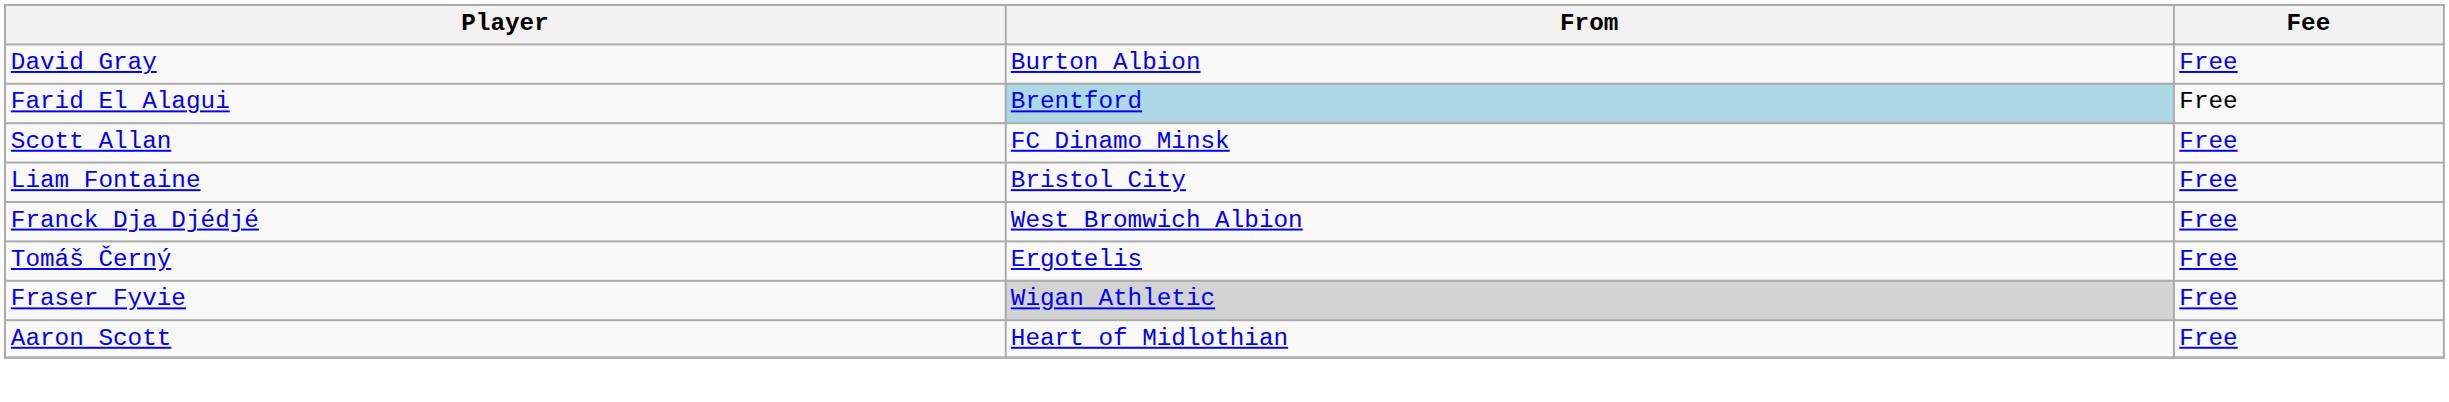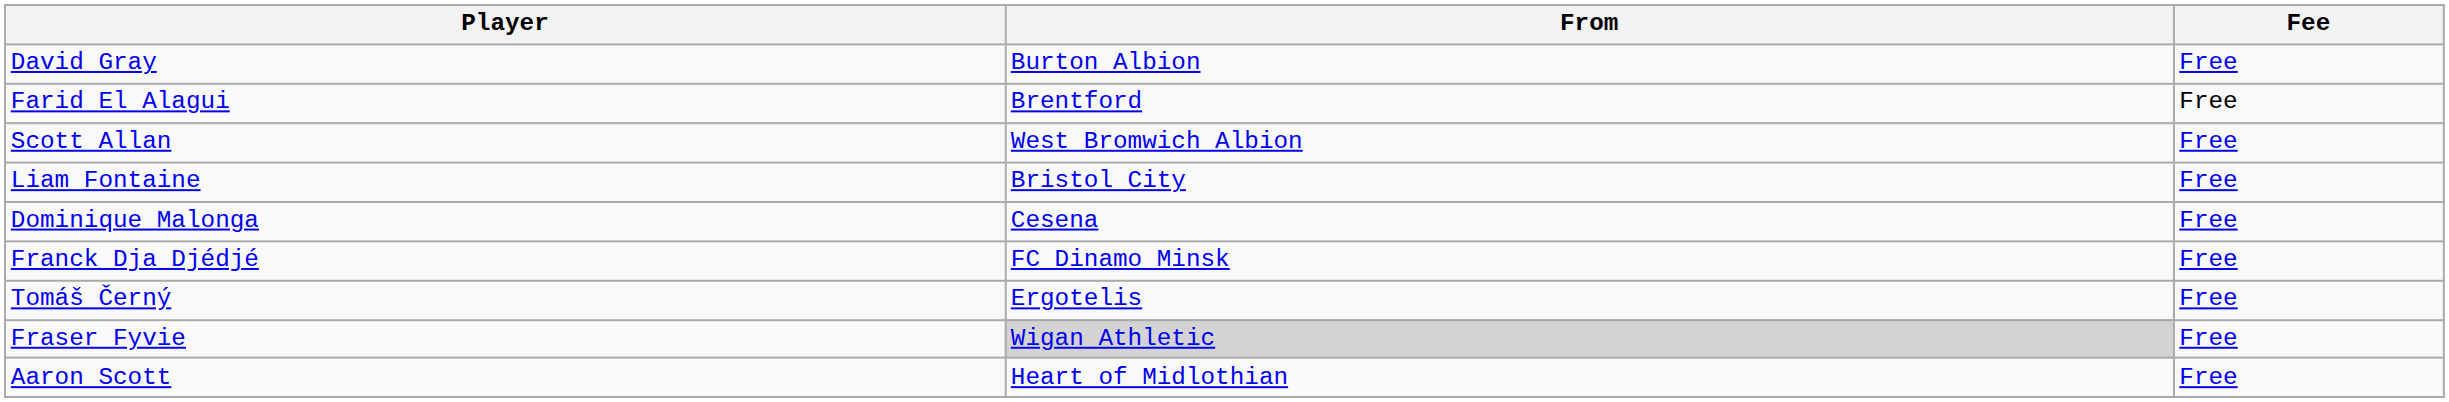(1076, 104) lightblue background -> (1076, 104) no background
(1120, 143) FC Dinamo Minsk -> (1157, 143) West Bromwich Albion
+ row: (135, 221)
(1157, 221) West Bromwich Albion -> (1120, 261) FC Dinamo Minsk
